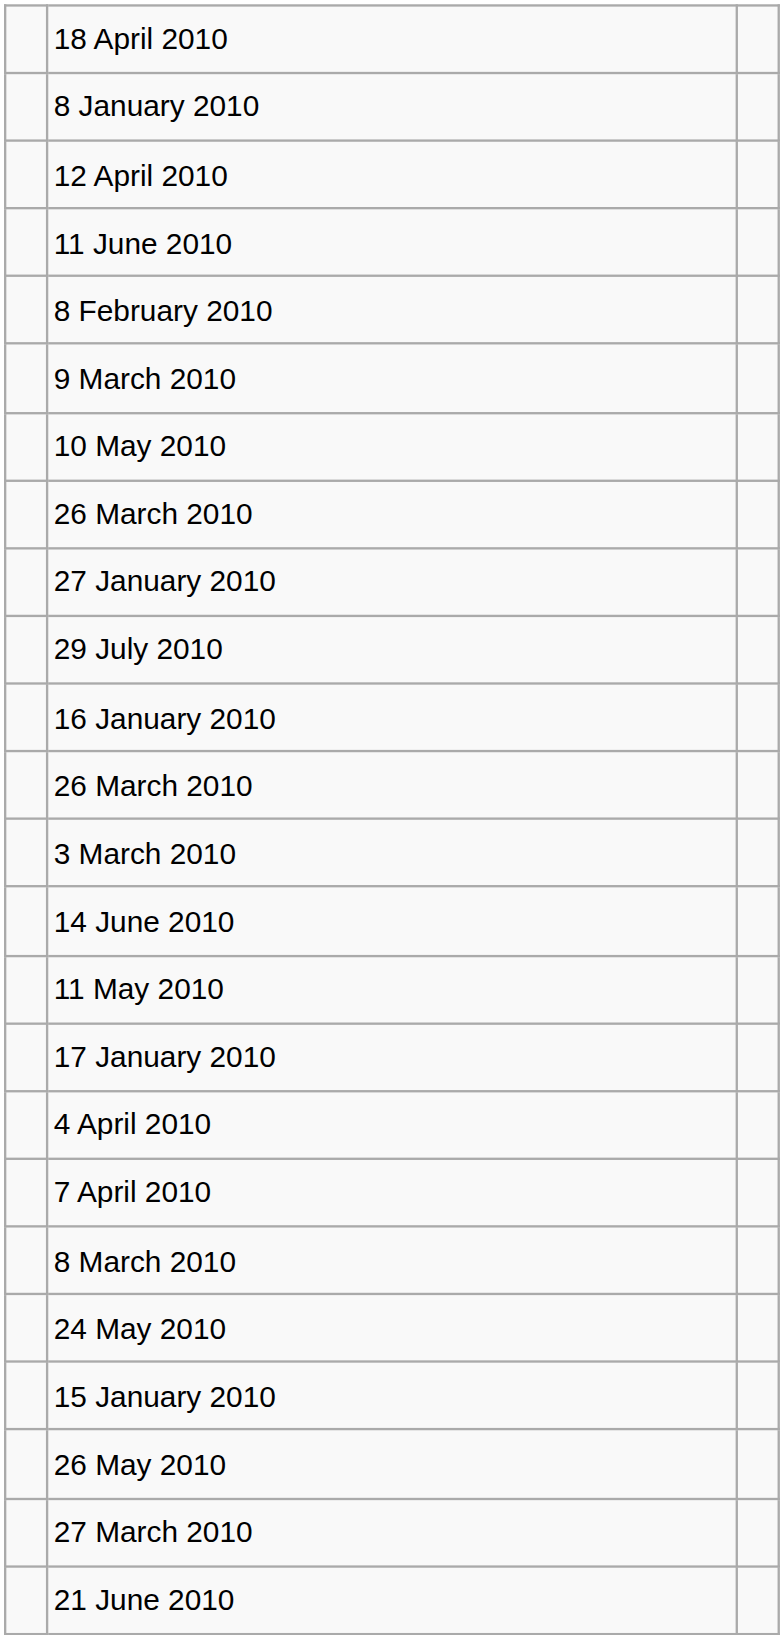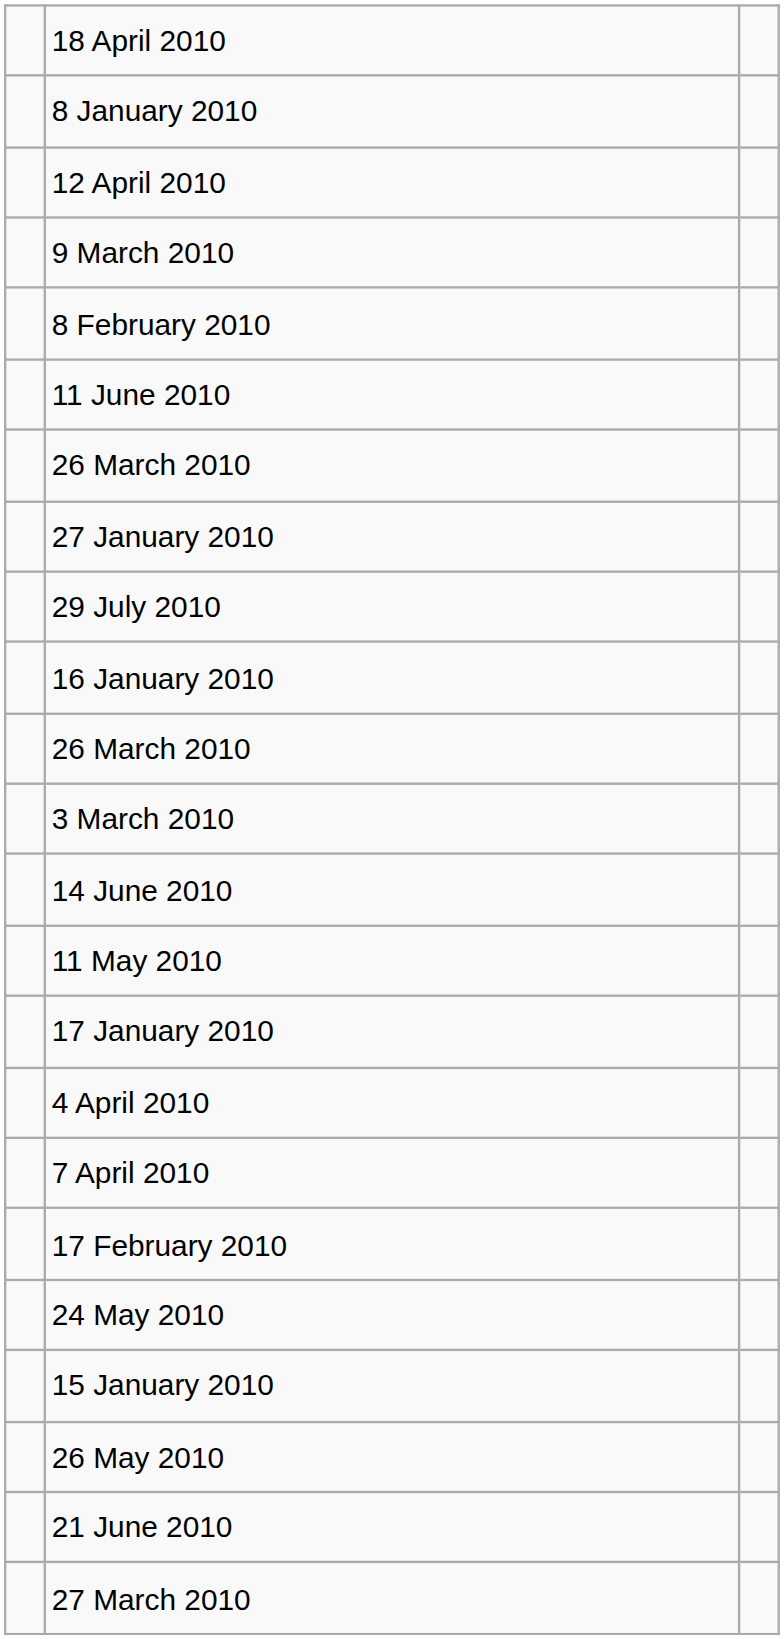rows swapped: (26, 242) <-> (26, 378)
- row: (26, 446)
- row: (26, 1260)
+ row: (25, 1244)
rows swapped: (26, 1532) <-> (26, 1600)
